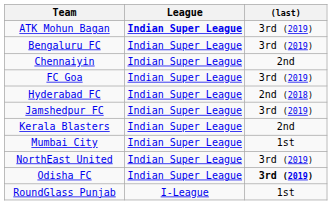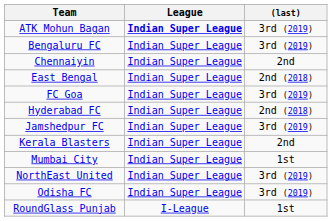+ row: (65, 78)
(286, 176) bold -> (286, 192) normal
